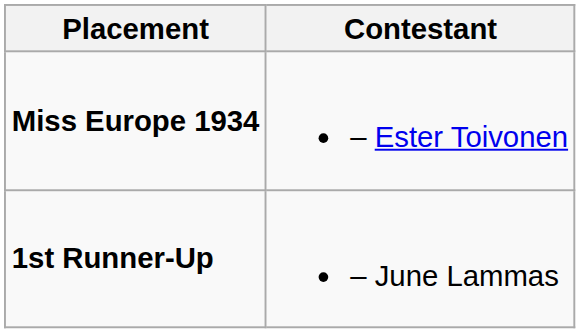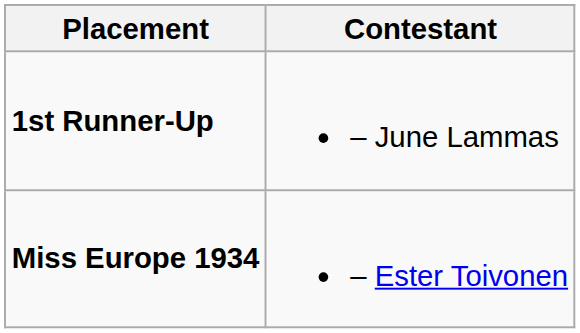rows swapped: (136, 121) <-> (113, 258)
